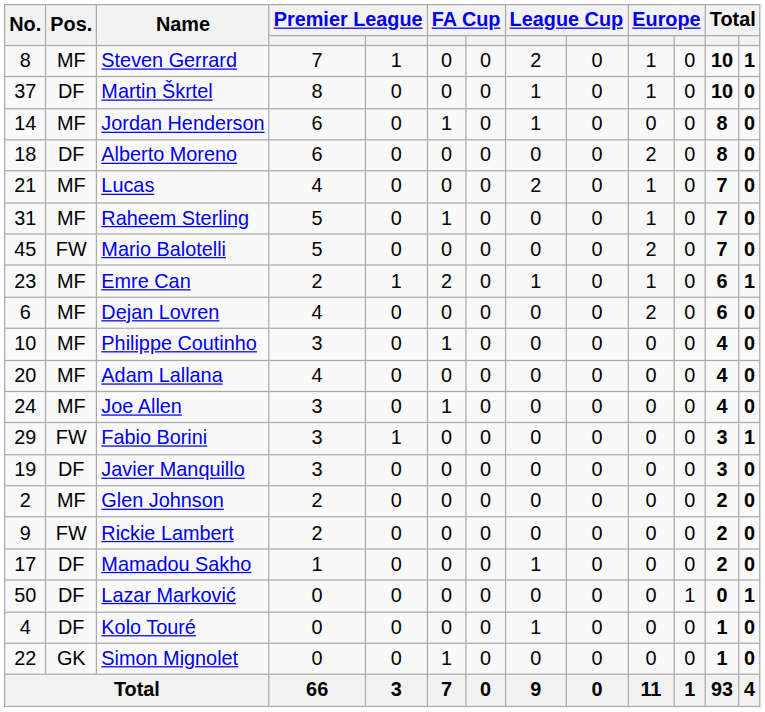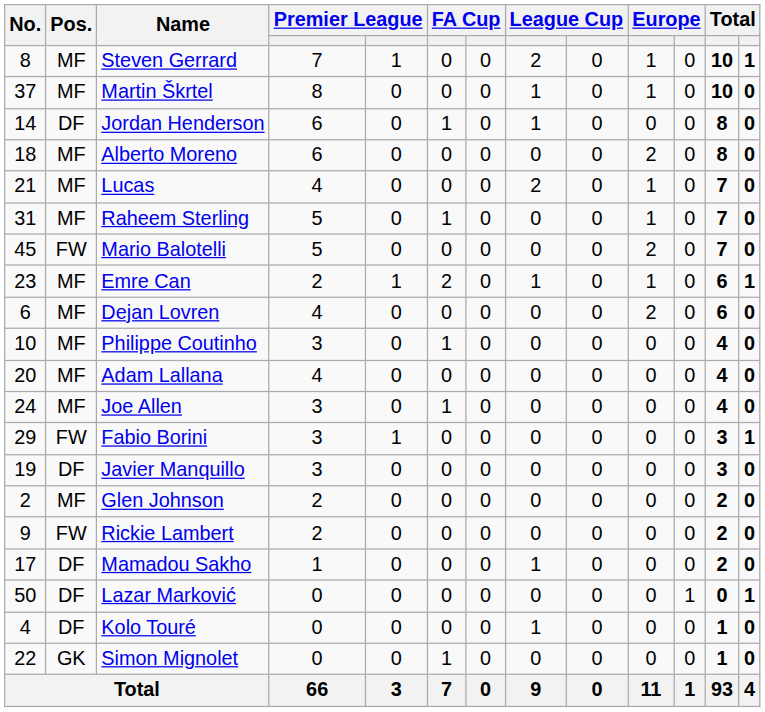(71, 92) DF -> (71, 92) MF
(71, 123) MF -> (71, 123) DF
(71, 155) DF -> (71, 155) MF
